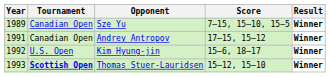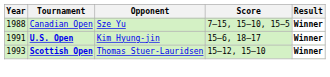(16, 24) 1989 -> (16, 24) 1988
- row: (133, 38)
(16, 52) 1992 -> (16, 38) 1991
(51, 52) normal -> (51, 38) bold
